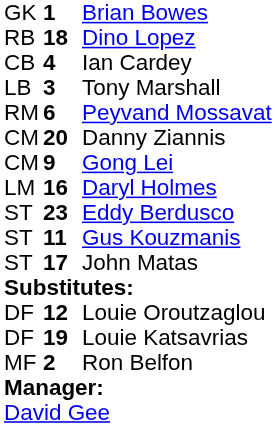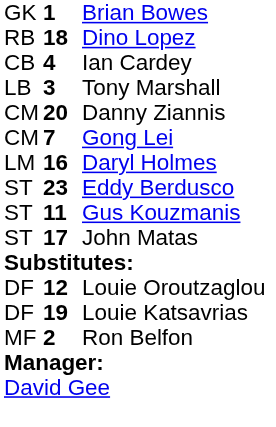- row: (177, 112)
(49, 162) 9 -> (49, 137) 7
